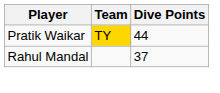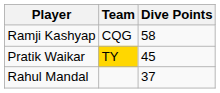+ row: (52, 35)
(141, 35) 44 -> (148, 56) 45
